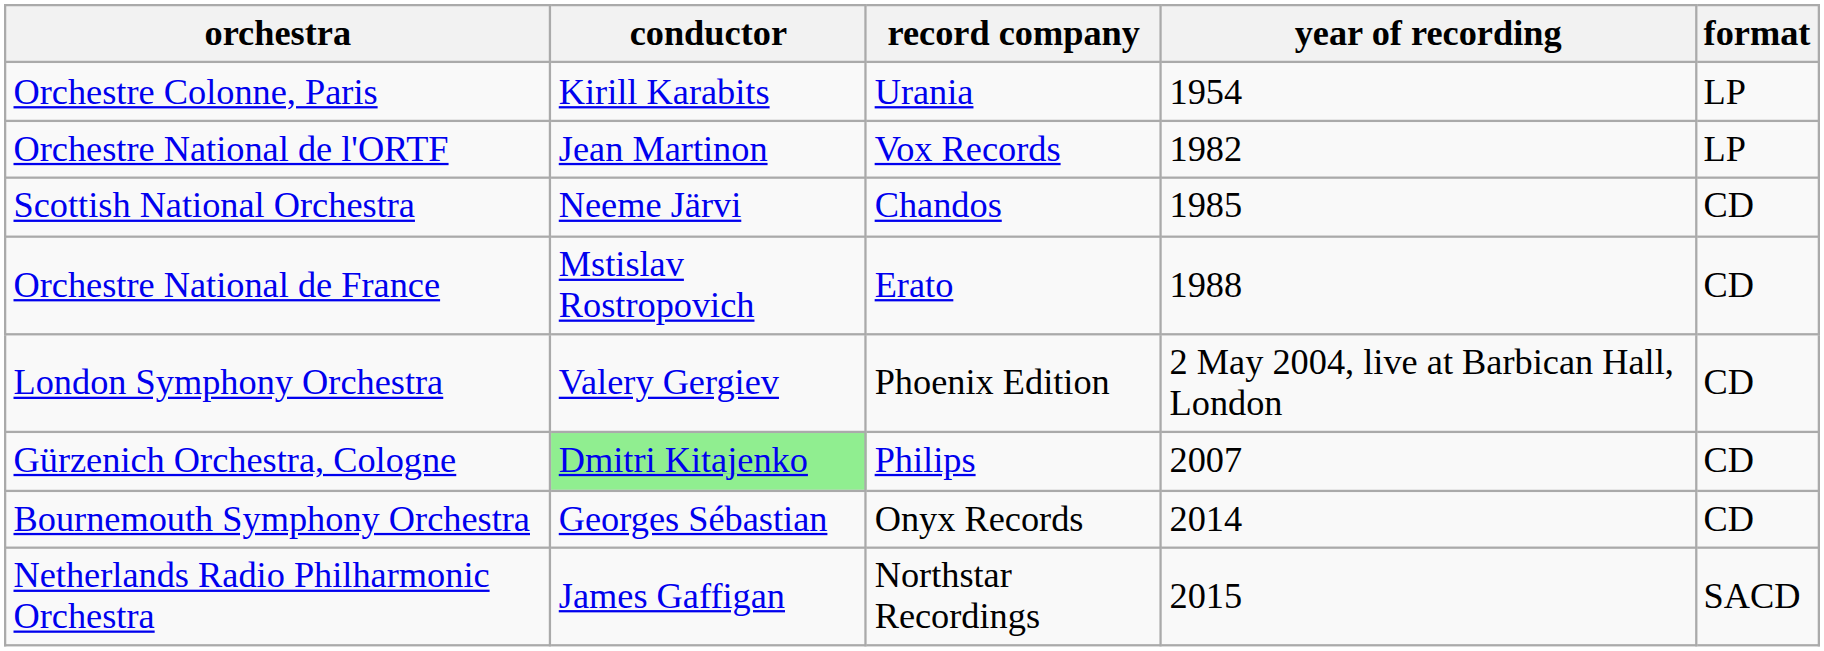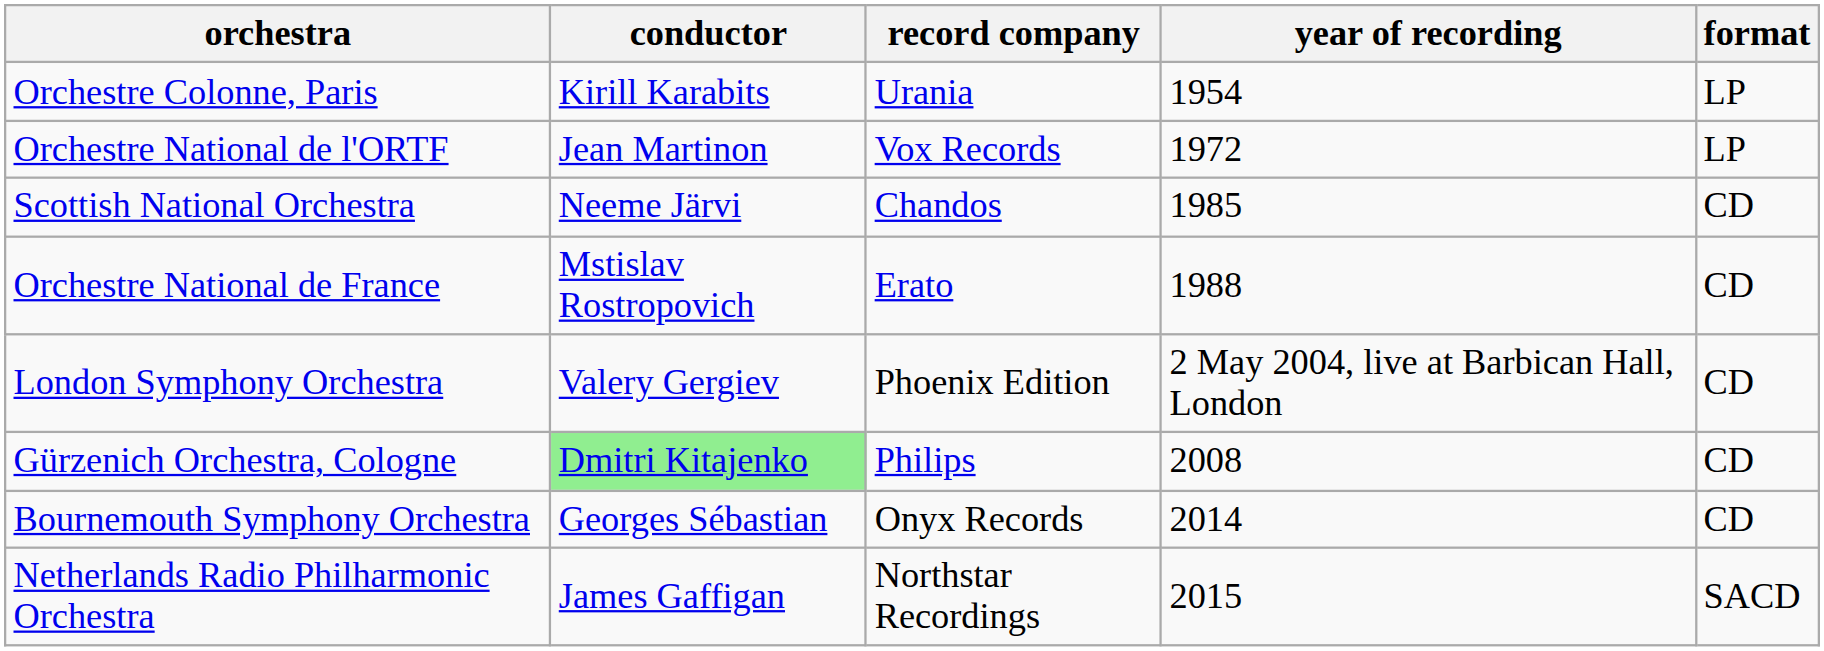(1206, 148) 1982 -> (1206, 148) 1972
(1206, 460) 2007 -> (1206, 460) 2008
